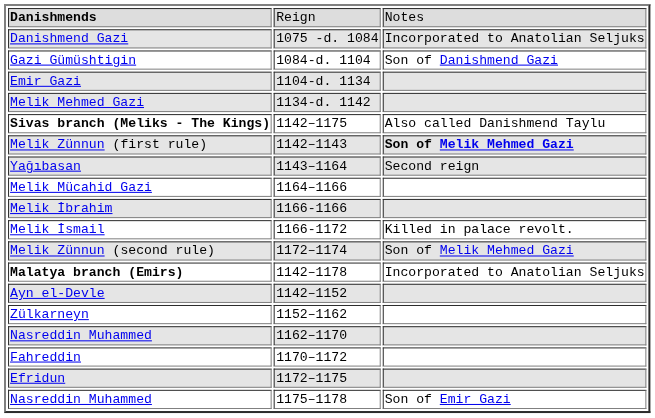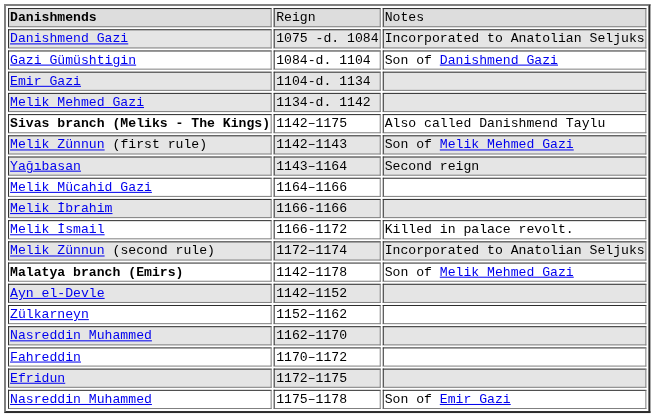(479, 145) bold -> (479, 145) normal
(479, 251) Son of Melik Mehmed Gazi -> (515, 251) Incorporated to Anatolian Seljuks
(515, 272) Incorporated to Anatolian Seljuks -> (479, 272) Son of Melik Mehmed Gazi
